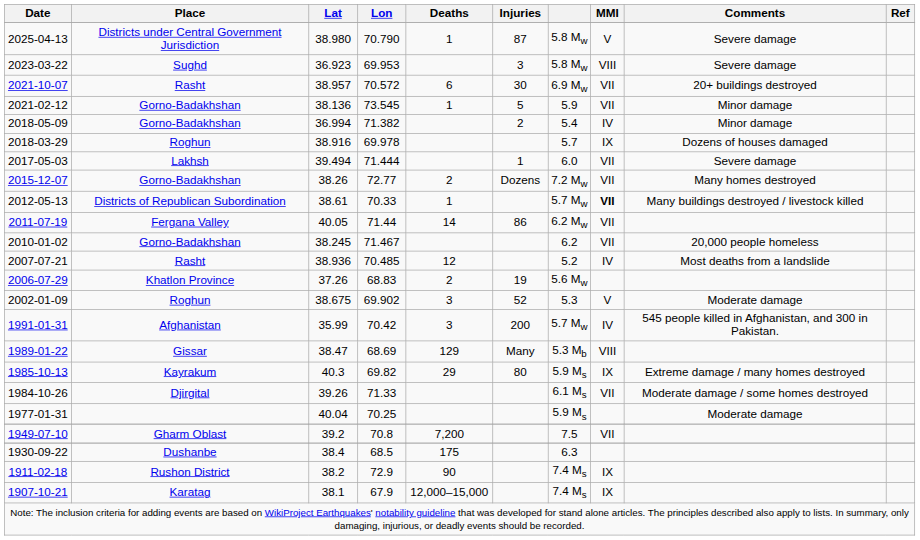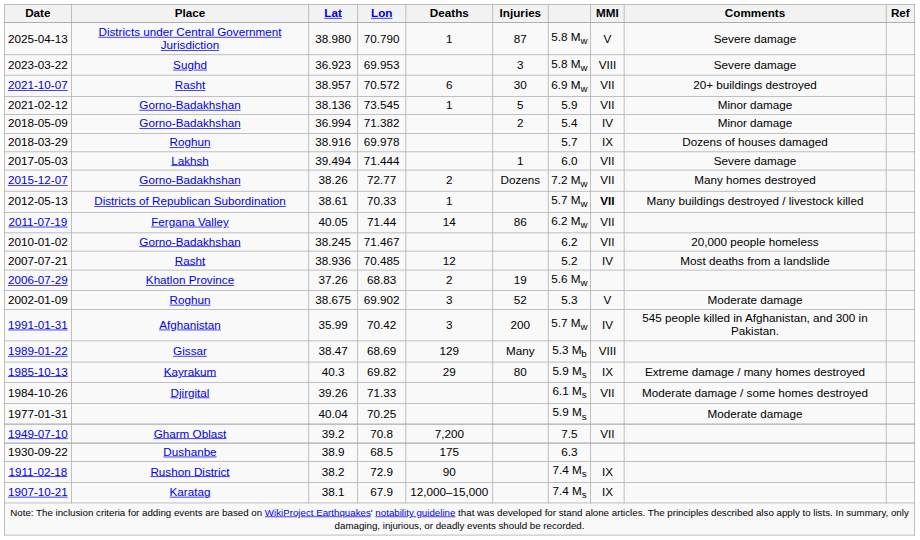(333, 452) 38.4 -> (333, 452) 38.9
